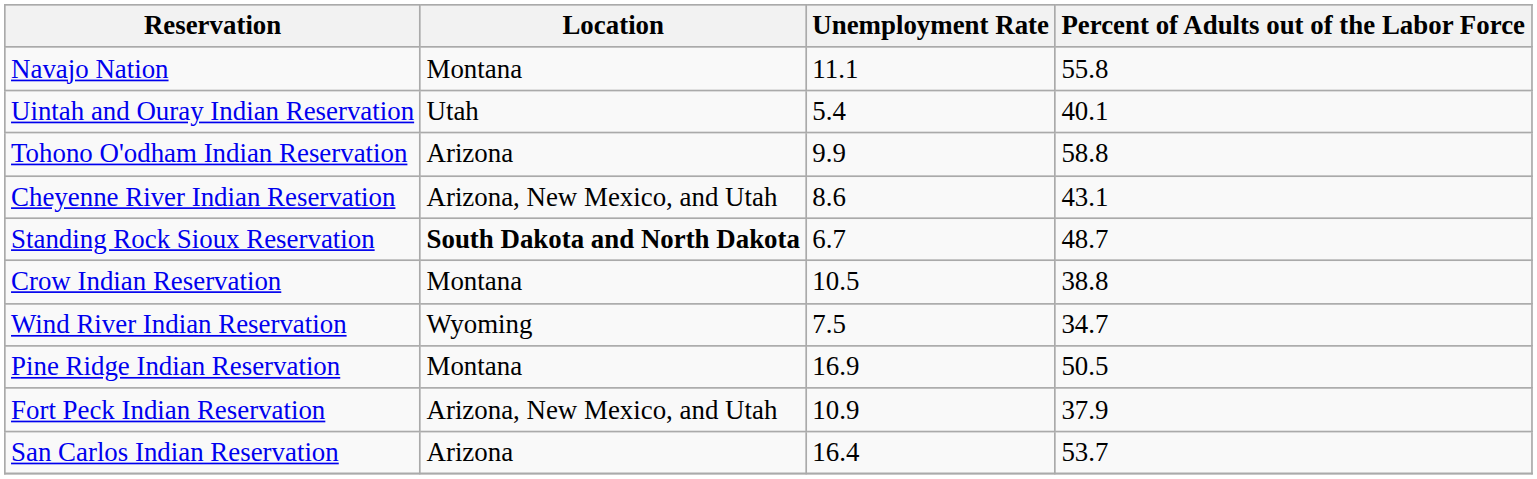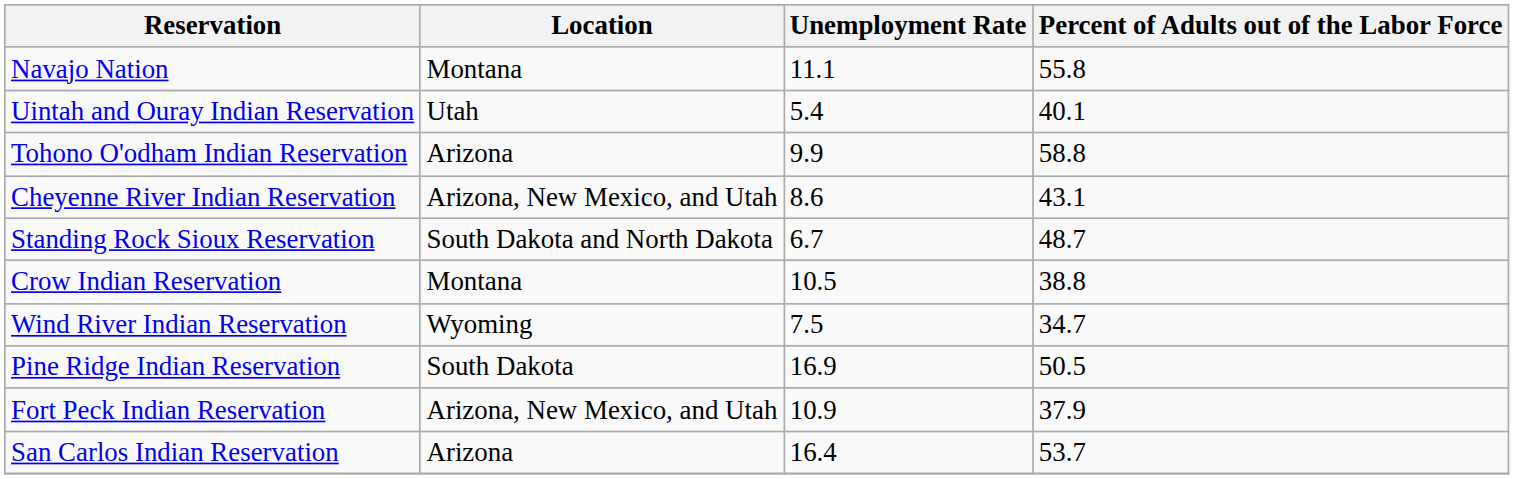(613, 238) bold -> (600, 238) normal
(474, 366) Montana -> (500, 366) South Dakota
